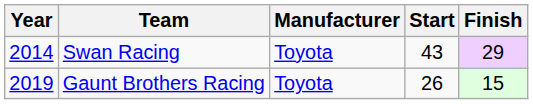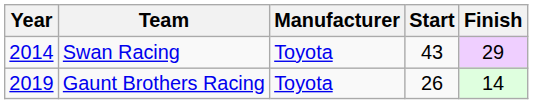(493, 84) 15 -> (493, 84) 14
